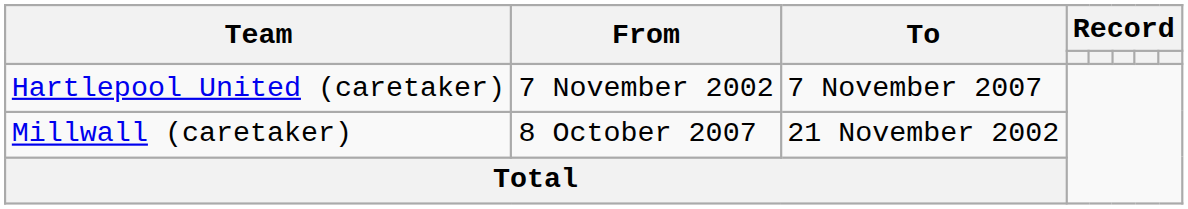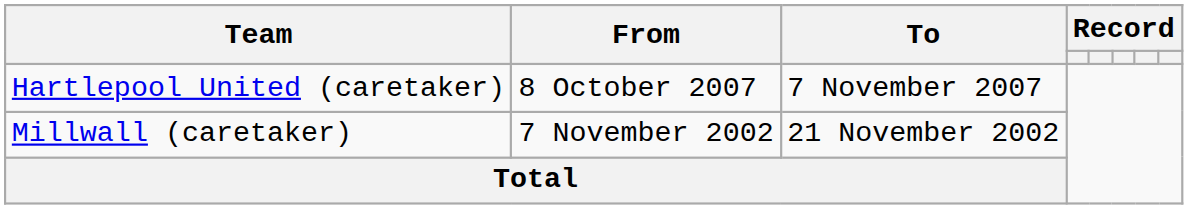(646, 88) 7 November 2002 -> (638, 88) 8 October 2007
(638, 134) 8 October 2007 -> (646, 134) 7 November 2002
